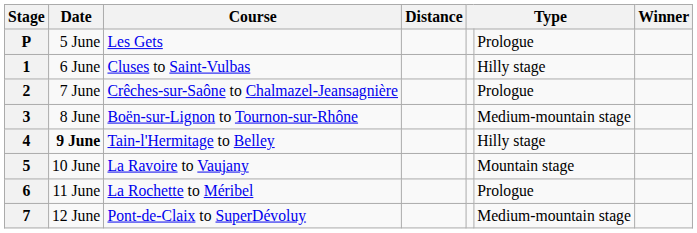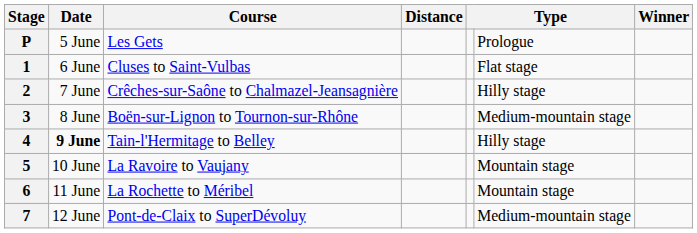(511, 66) Hilly stage -> (507, 66) Flat stage
(505, 91) Prologue -> (511, 91) Hilly stage
(505, 191) Prologue -> (526, 191) Mountain stage
